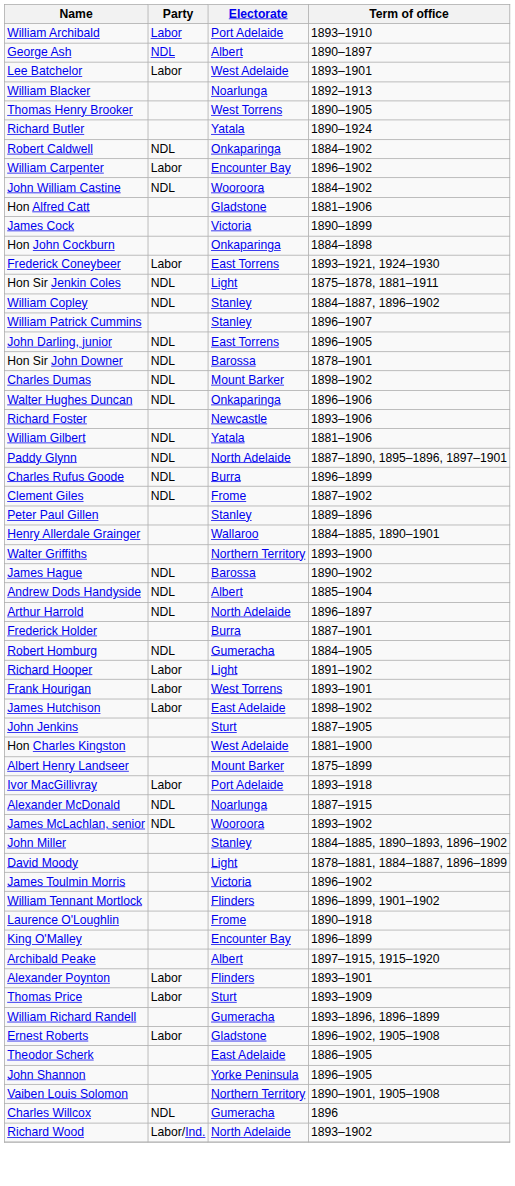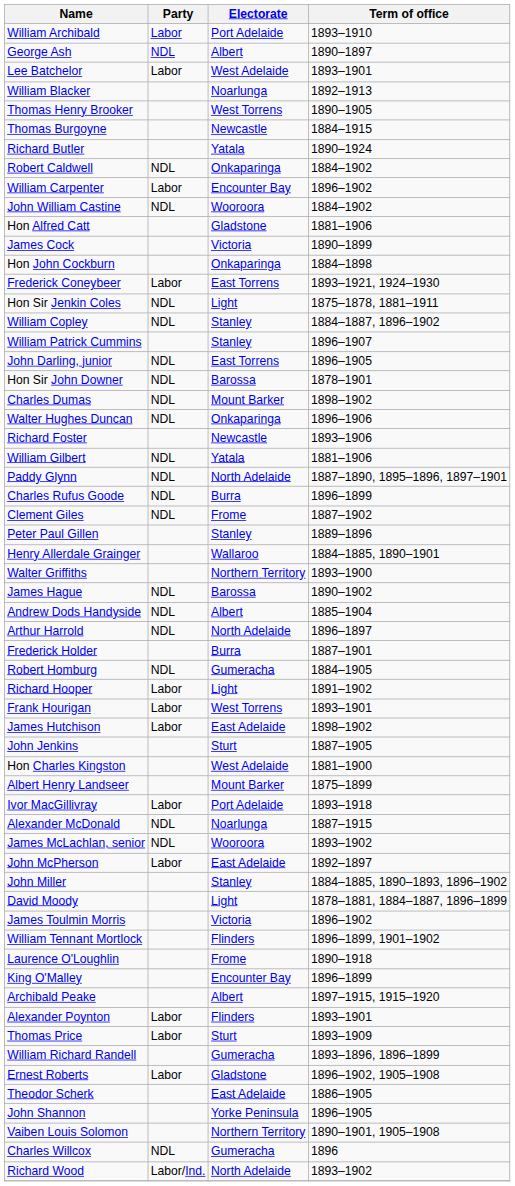+ row: (57, 129)
+ row: (53, 862)
